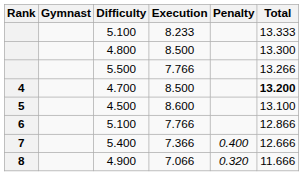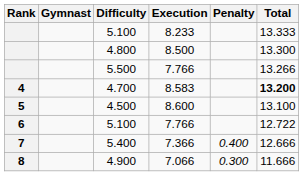(180, 87) 8.500 -> (180, 87) 8.583
(278, 124) 12.866 -> (278, 124) 12.722
(234, 161) 0.320 -> (234, 161) 0.300
